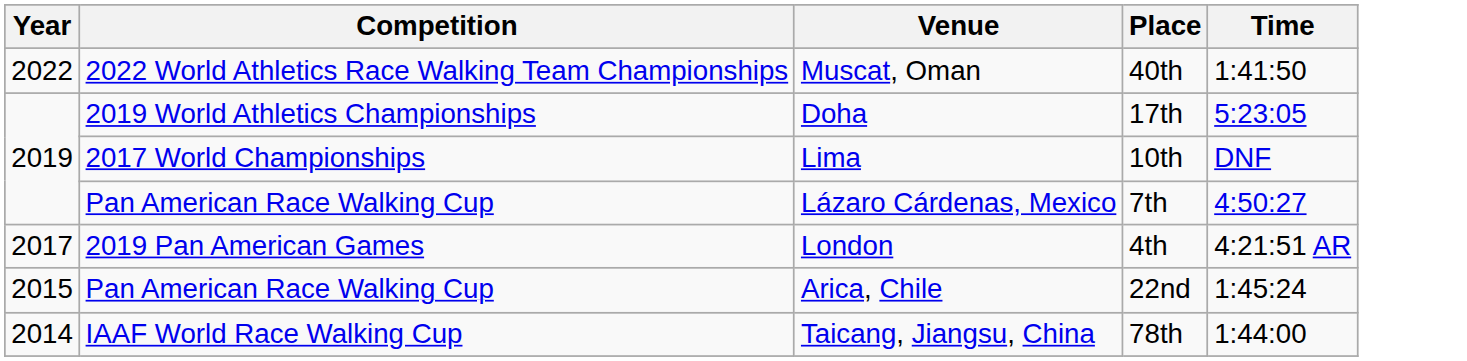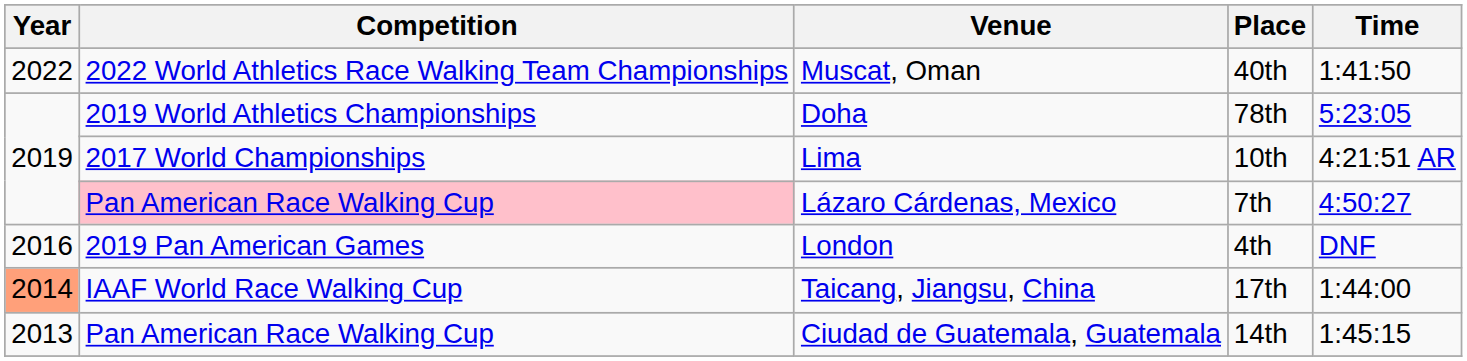(1156, 114) 17th -> (1261, 114) 78th
(1243, 158) DNF -> (1387, 158) 4:21:51 AR
(290, 202) no background -> (290, 202) pink background
(42, 245) 2017 -> (42, 245) 2016
(1283, 245) 4:21:51 AR -> (1347, 245) DNF
- row: (872, 289)
(42, 333) no background -> (42, 289) lightsalmon background
(1156, 333) 78th -> (1261, 289) 17th
+ row: (1011, 333)
